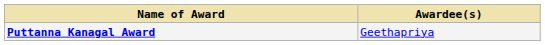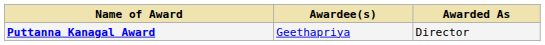+ column: (476, 14)
